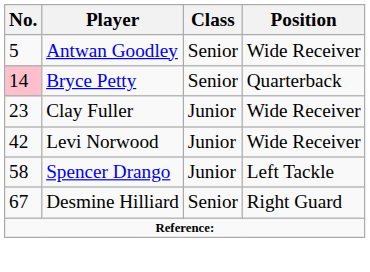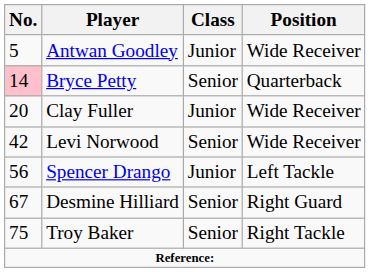(213, 50) Senior -> (212, 50) Junior
(19, 111) 23 -> (19, 111) 20
(212, 141) Junior -> (213, 141) Senior
(19, 171) 58 -> (19, 171) 56
+ row: (90, 232)
